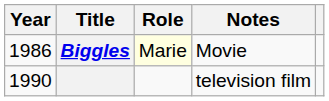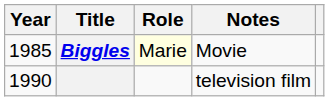(30, 50) 1986 -> (30, 50) 1985
